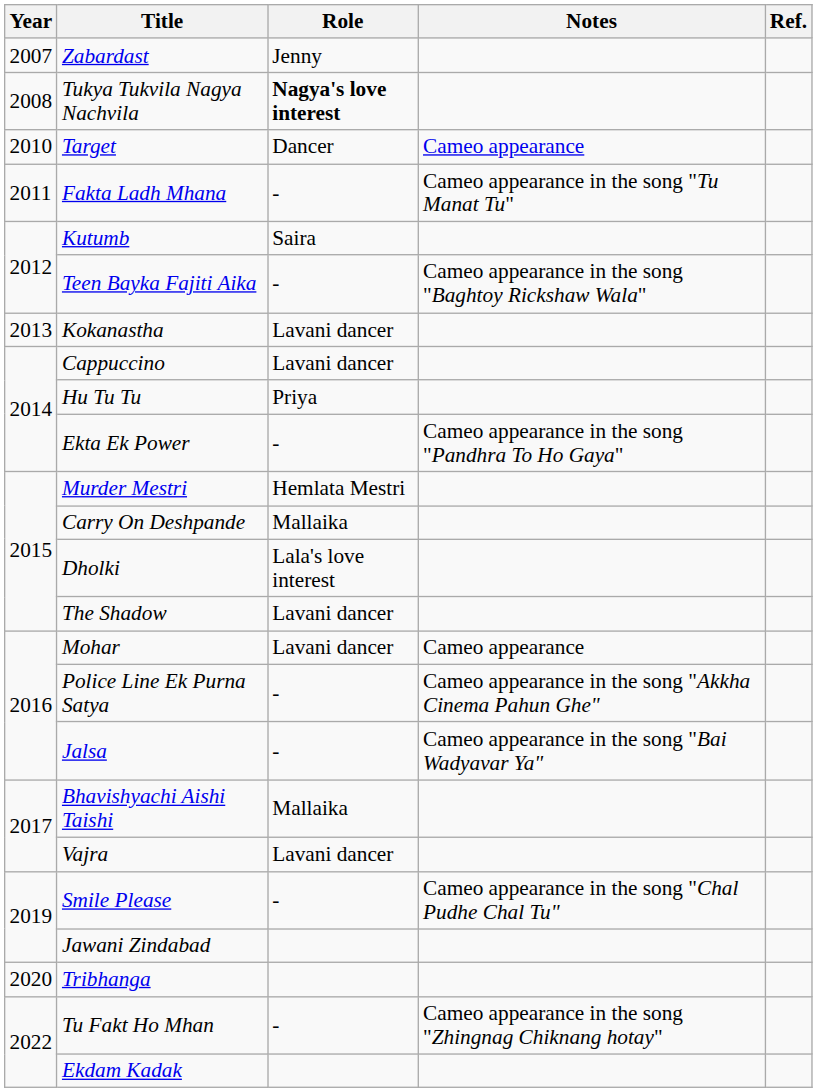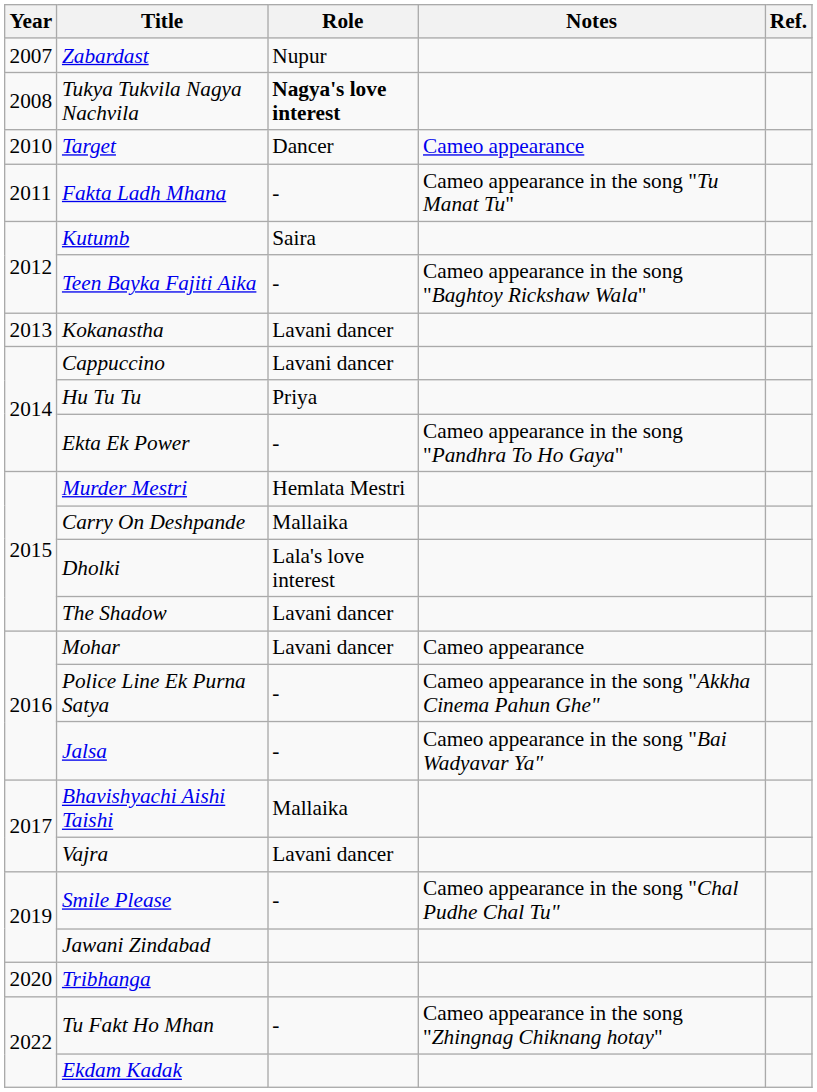(297, 55) Jenny -> (299, 55) Nupur
